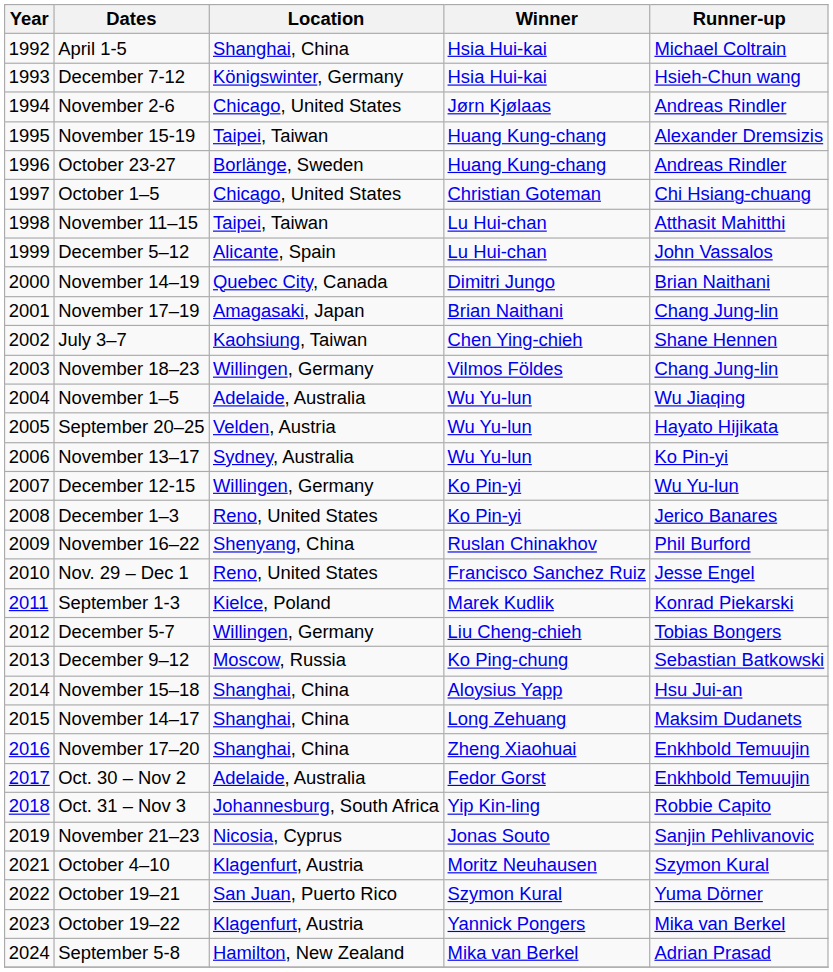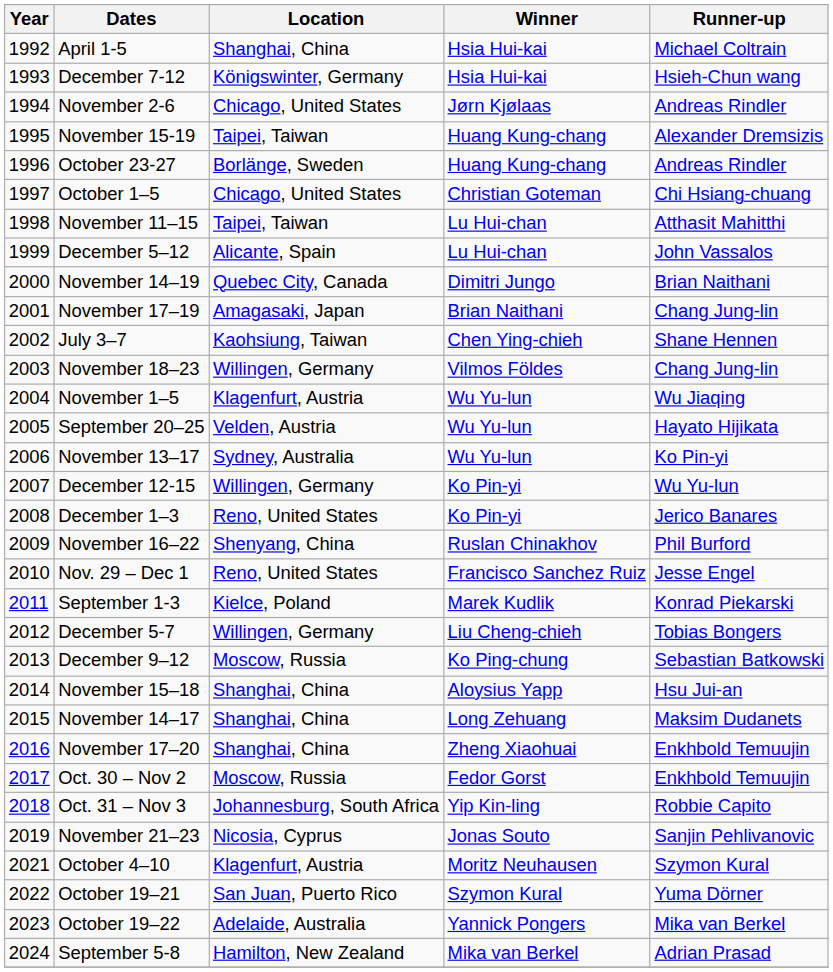(289, 398) Adelaide, Australia -> (288, 398) Klagenfurt, Austria
(289, 777) Adelaide, Australia -> (279, 777) Moscow, Russia
(288, 923) Klagenfurt, Austria -> (289, 923) Adelaide, Australia
